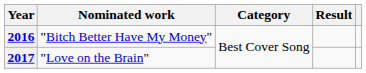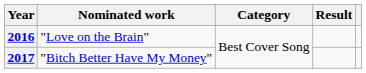(126, 36) "Bitch Better Have My Money" -> (95, 36) "Love on the Brain"
(95, 57) "Love on the Brain" -> (126, 57) "Bitch Better Have My Money"
